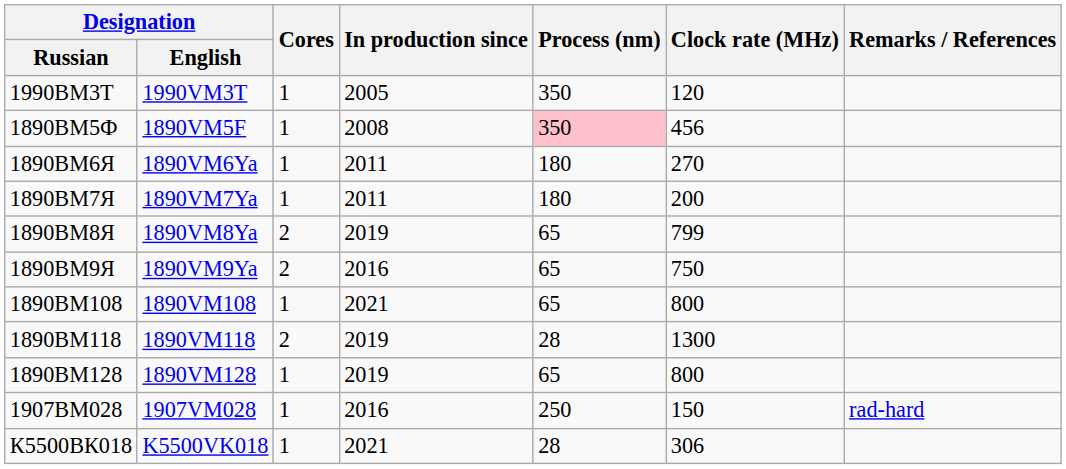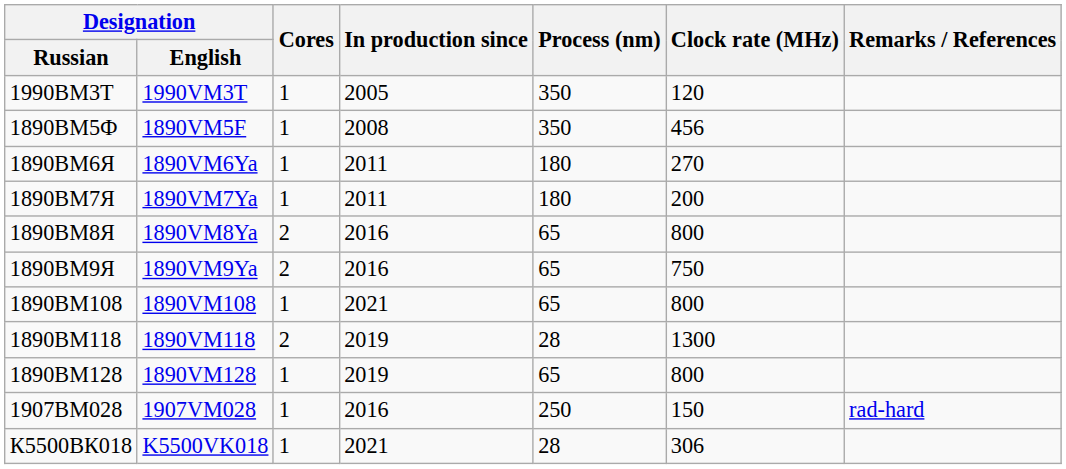(555, 127) pink background -> (555, 127) no background
(366, 233) 2019 -> (366, 233) 2016
(688, 233) 799 -> (688, 233) 800
